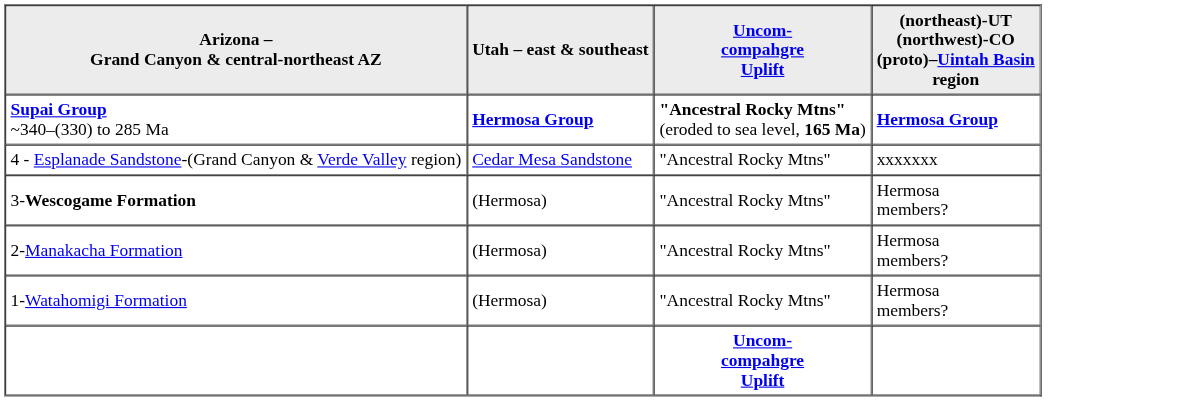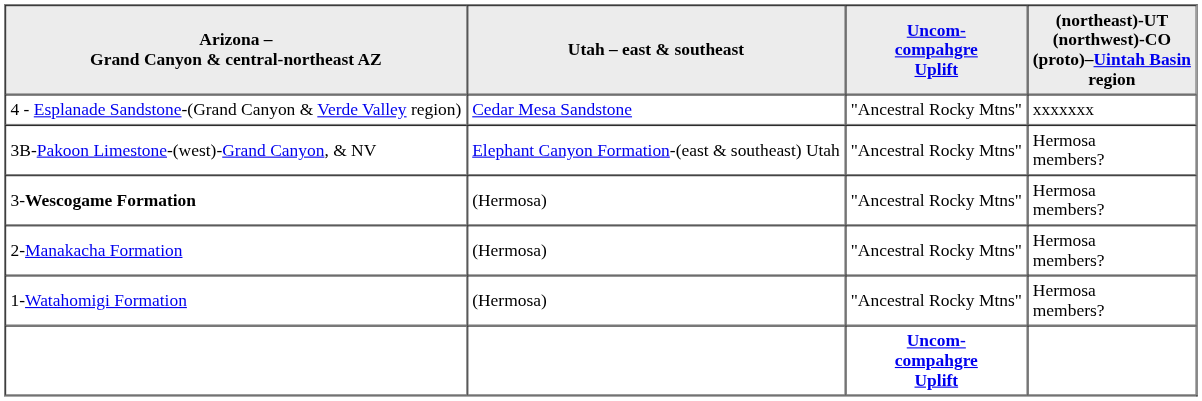- row: (90, 119)
+ row: (193, 150)
